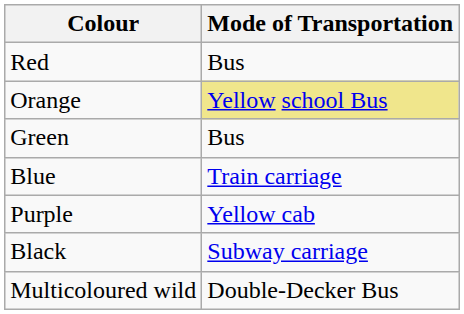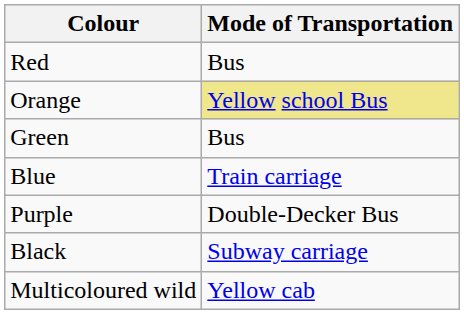(261, 213) Yellow cab -> (303, 213) Double-Decker Bus
(303, 289) Double-Decker Bus -> (261, 289) Yellow cab
